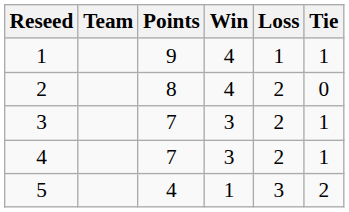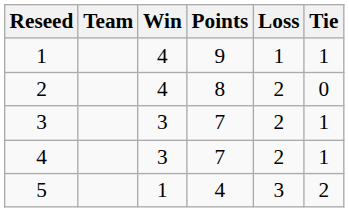columns swapped: (171, 21) <-> (229, 21)
